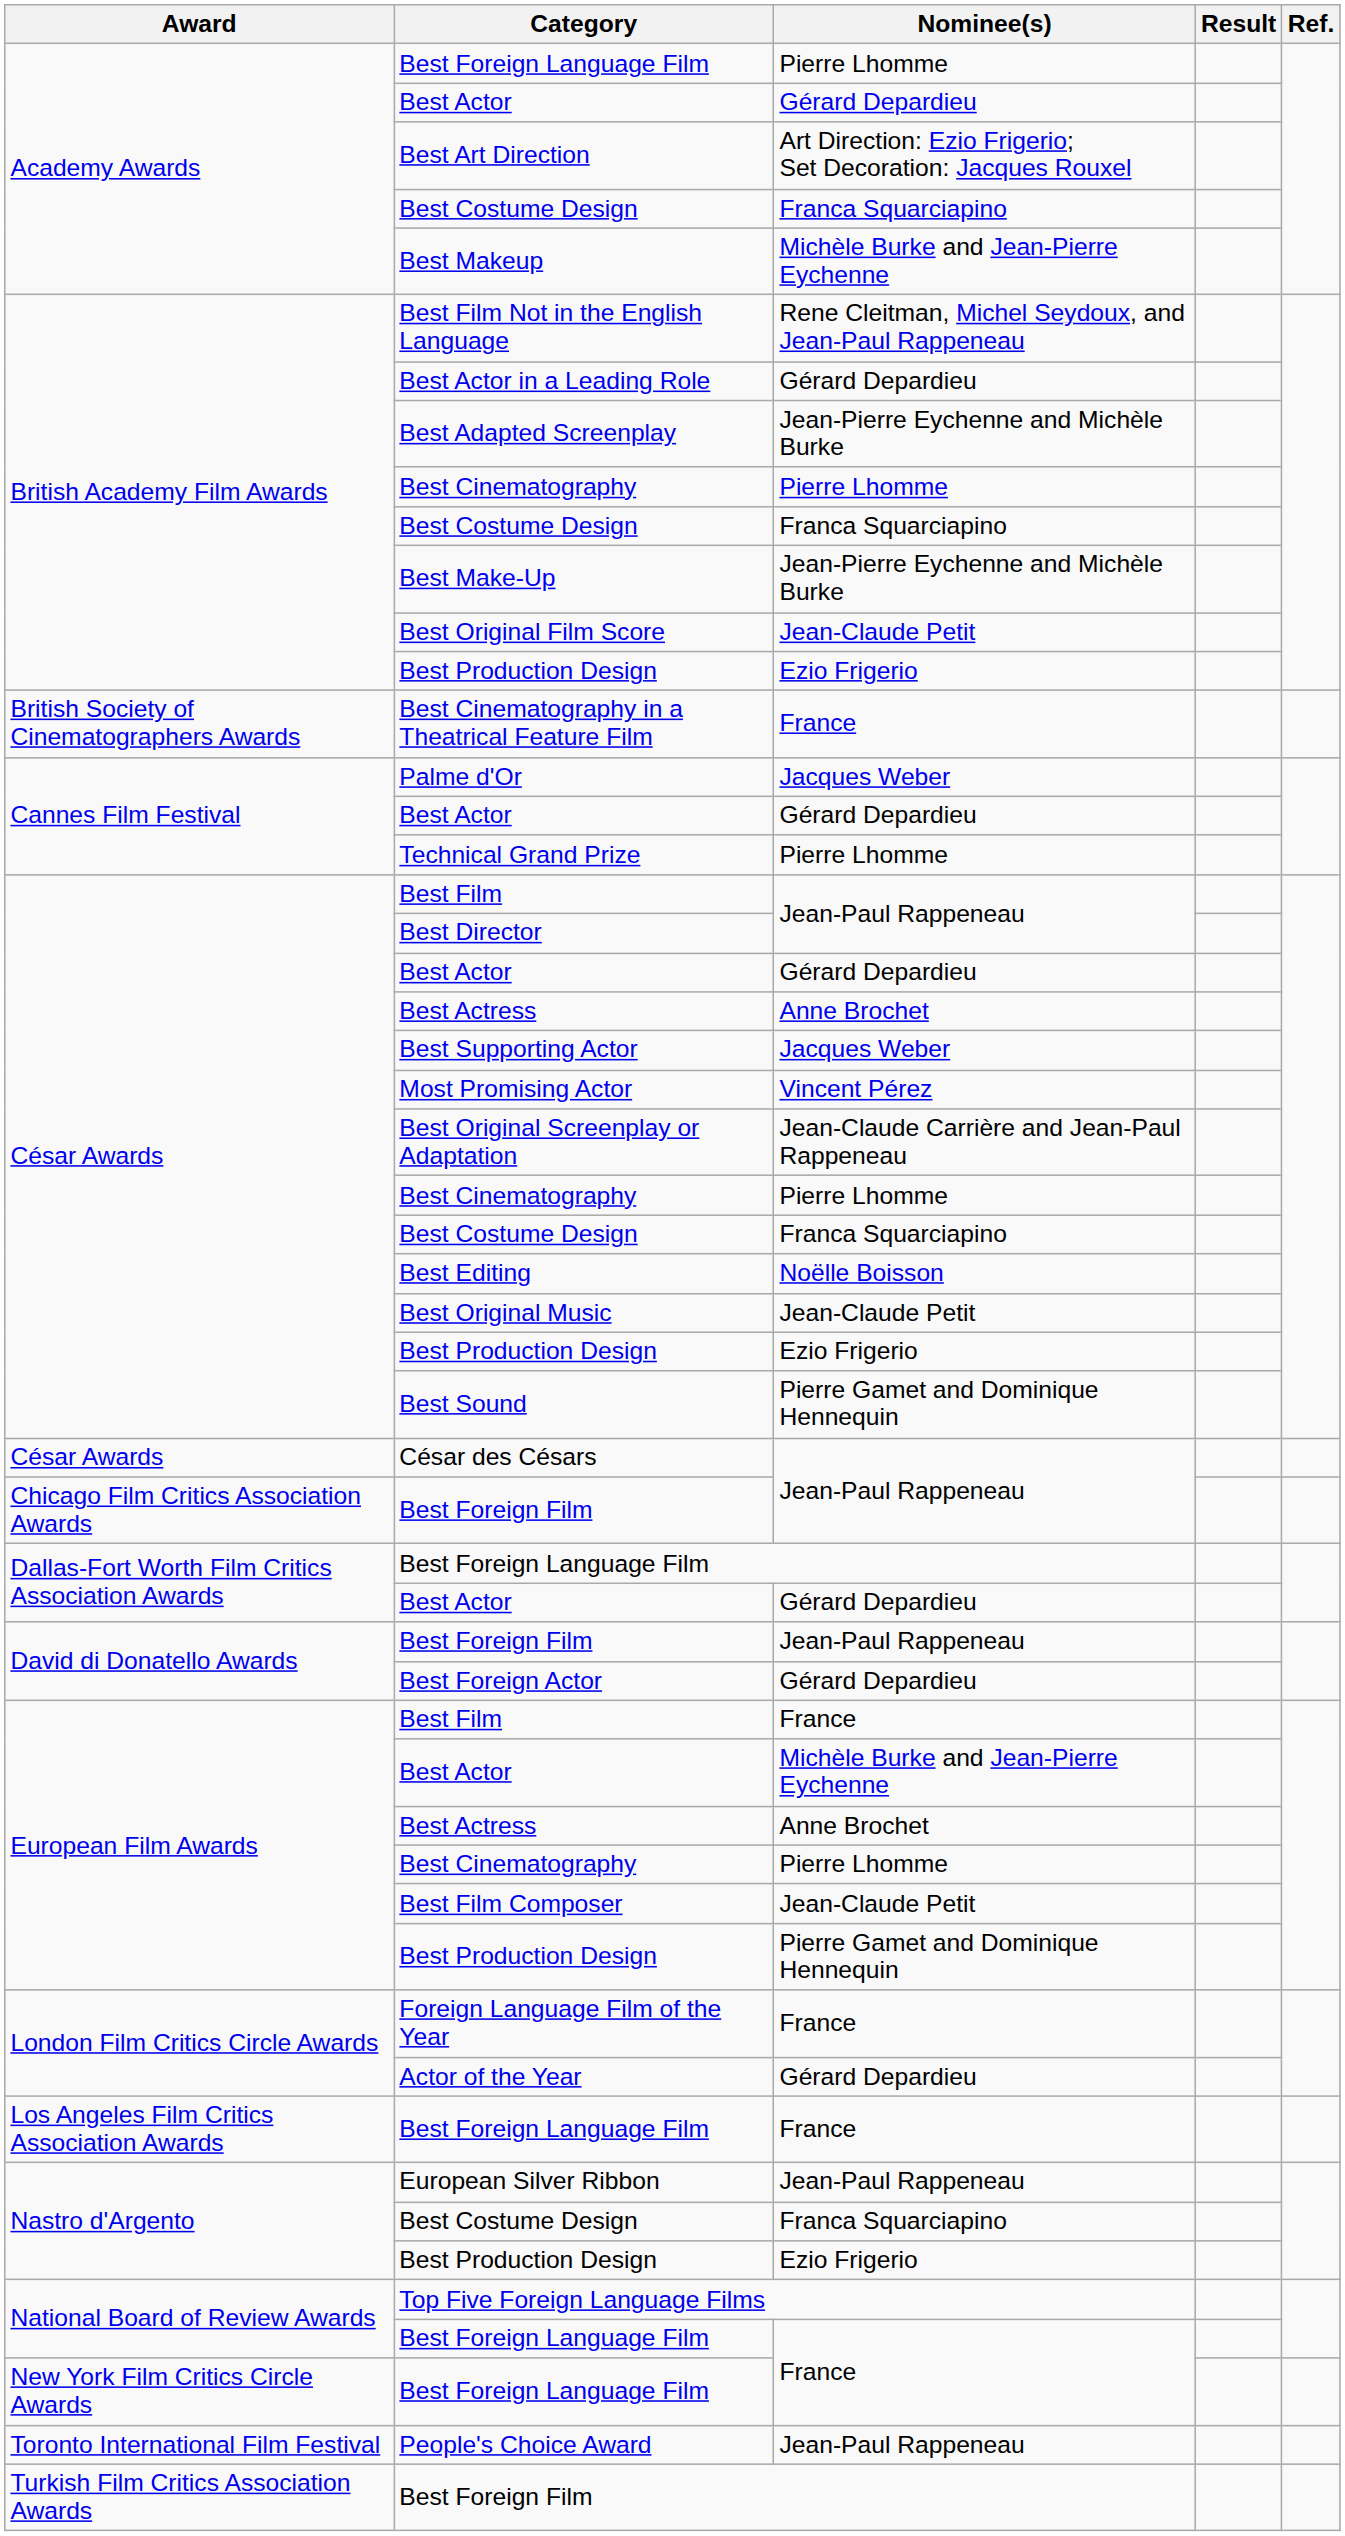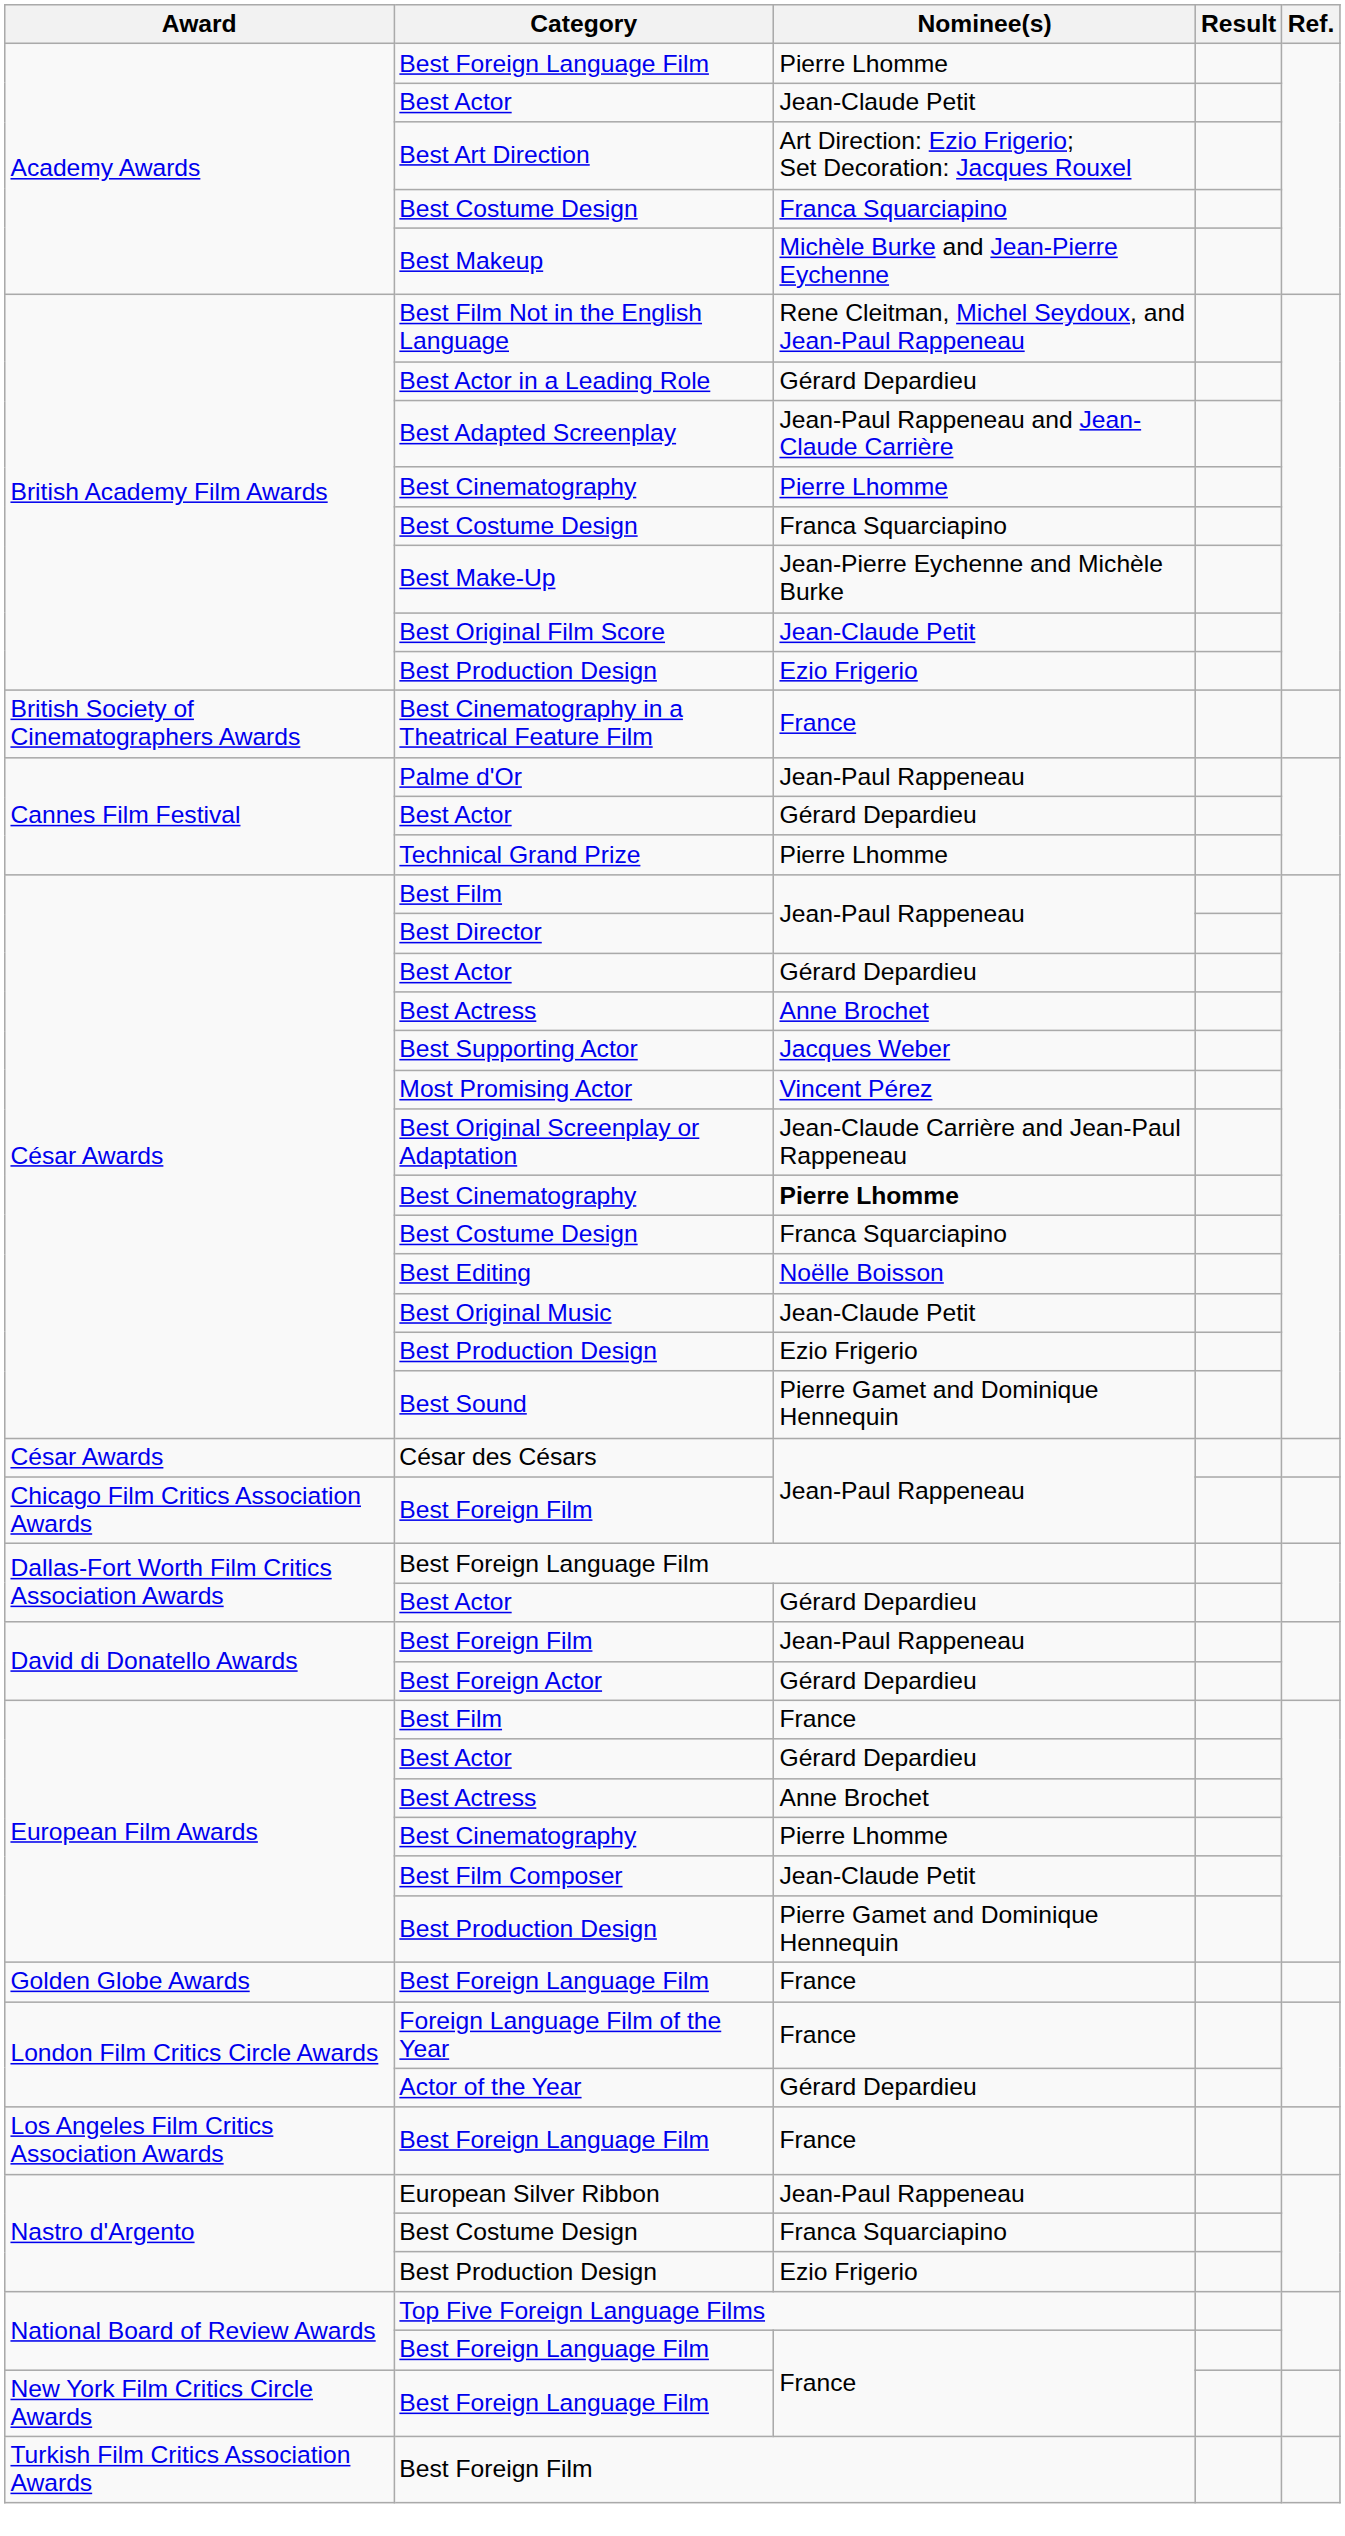(878, 102) Gérard Depardieu -> (877, 102) Jean-Claude Petit
(971, 433) Jean-Pierre Eychenne and Michèle Burke -> (960, 433) Jean-Paul Rappeneau and Jean-Claude Carrière
(865, 776) Jacques Weber -> (902, 776) Jean-Paul Rappeneau
(864, 1195) normal -> (869, 1195) bold
(949, 1772) Michèle Burke and Jean-Pierre Eychenne -> (878, 1758) Gérard Depardieu
+ row: (130, 1981)
- row: (195, 2444)
